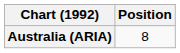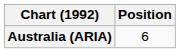(145, 36) 8 -> (145, 36) 6
